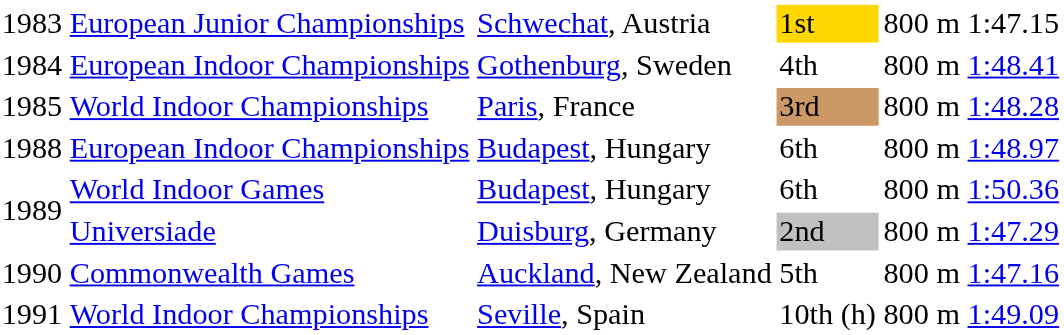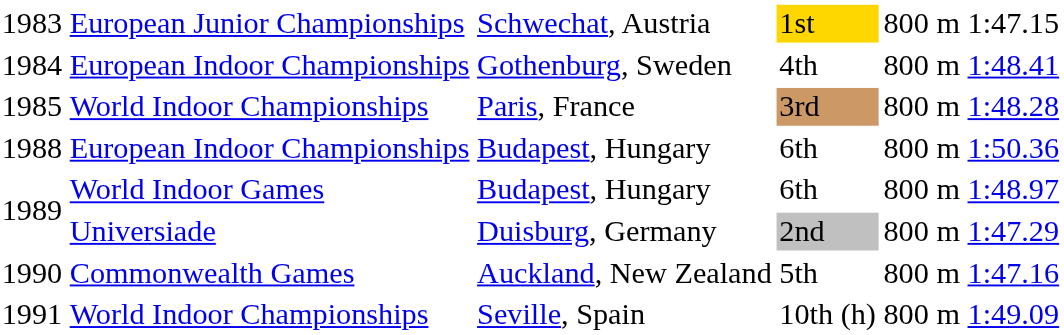(1013, 147) 1:48.97 -> (1013, 147) 1:50.36
(1013, 189) 1:50.36 -> (1013, 189) 1:48.97
